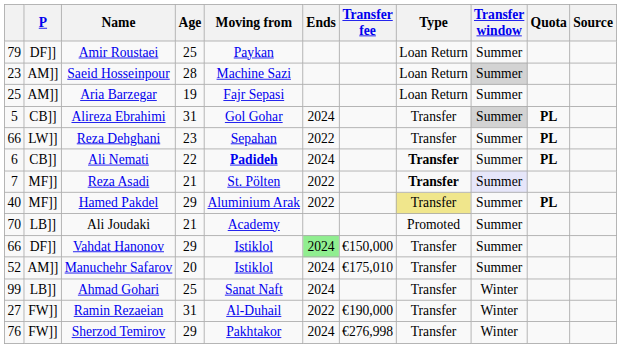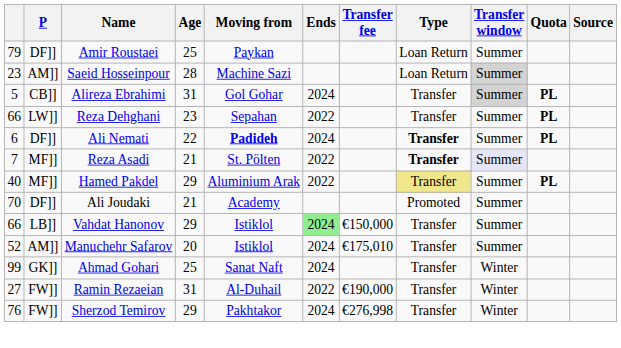- row: (118, 95)
(43, 159) CB]] -> (43, 138) DF]]
(43, 224) LB]] -> (43, 203) DF]]
(43, 246) DF]] -> (43, 224) LB]]
(43, 289) LB]] -> (43, 267) GK]]
